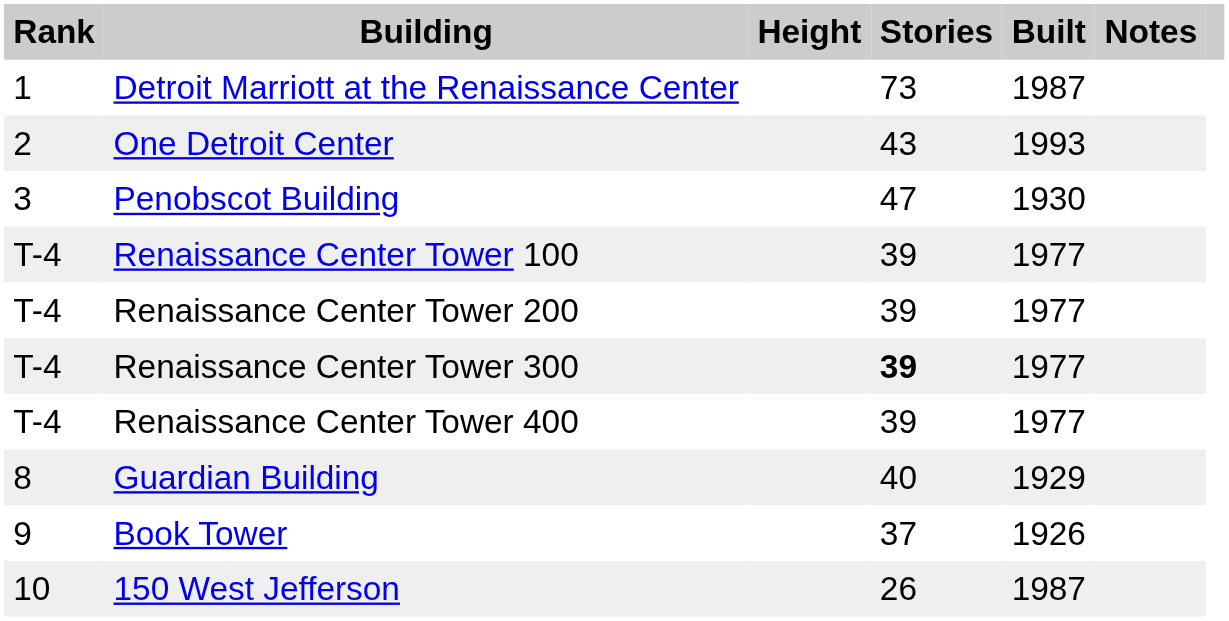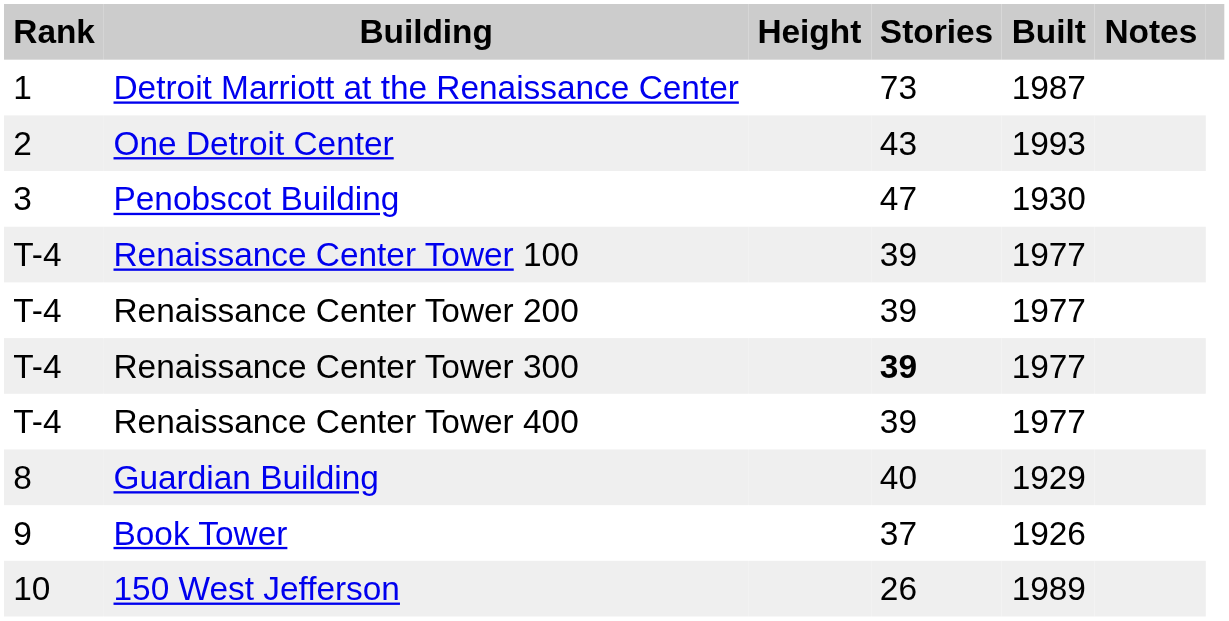(1049, 589) 1987 -> (1049, 589) 1989
